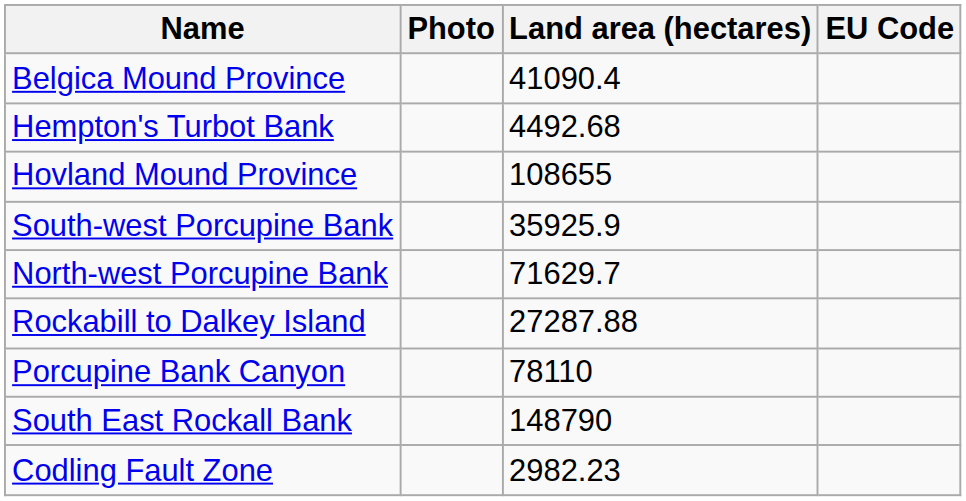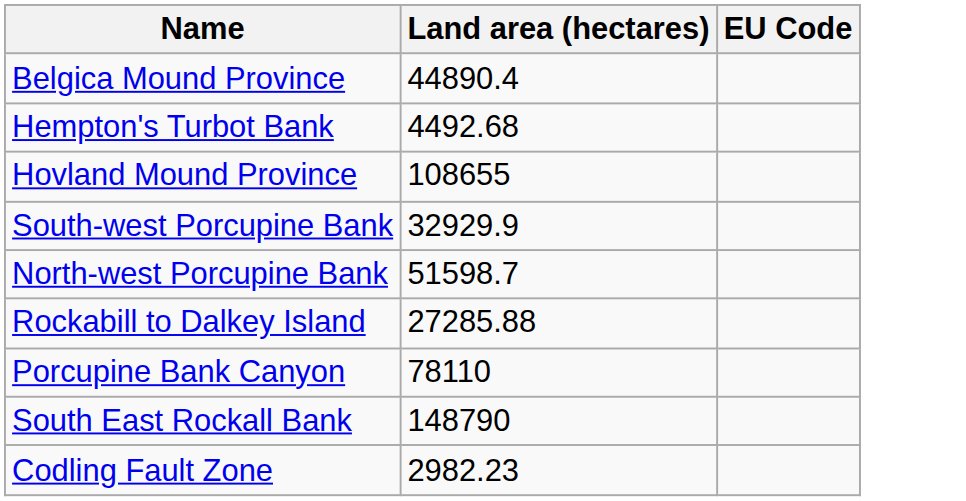- column: (451, 28)
(565, 77) 41090.4 -> (463, 77) 44890.4
(565, 224) 35925.9 -> (463, 224) 32929.9
(565, 273) 71629.7 -> (463, 273) 51598.7
(574, 322) 27287.88 -> (472, 322) 27285.88
